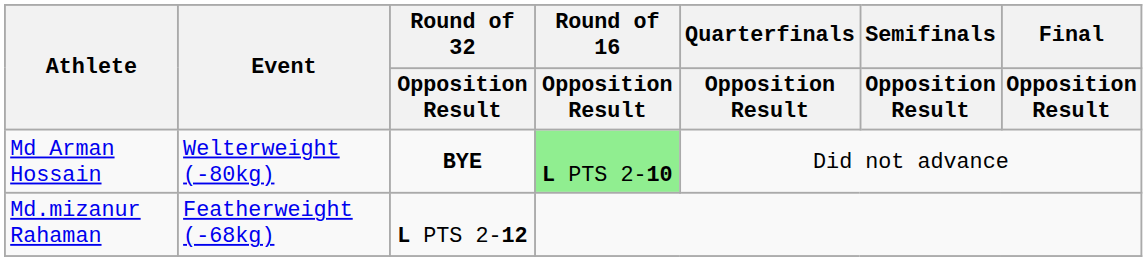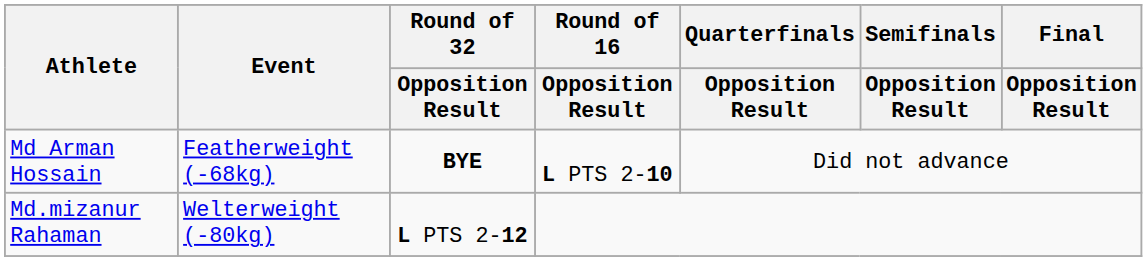(261, 161) Welterweight (-80kg) -> (268, 161) Featherweight (-68kg)
(607, 174) lightgreen background -> (607, 174) no background
(268, 224) Featherweight (-68kg) -> (261, 224) Welterweight (-80kg)
